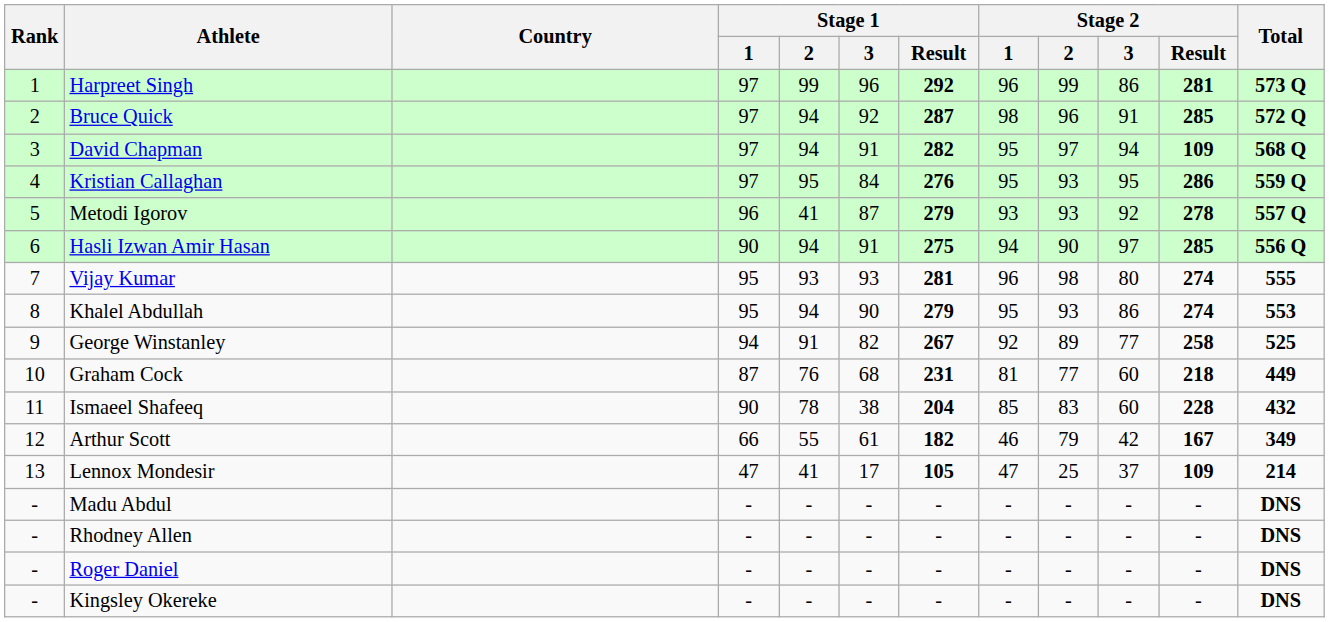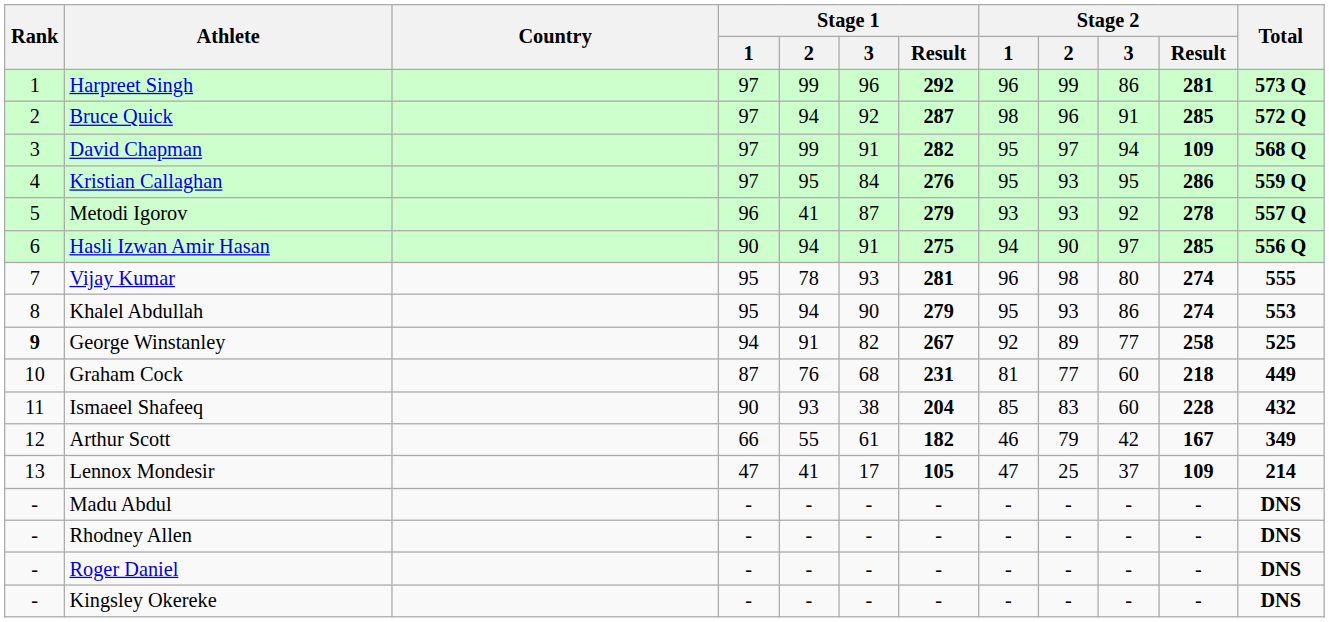(809, 149) 94 -> (809, 149) 99
(809, 278) 93 -> (809, 278) 78
(35, 342) normal -> (35, 342) bold
(809, 407) 78 -> (809, 407) 93
